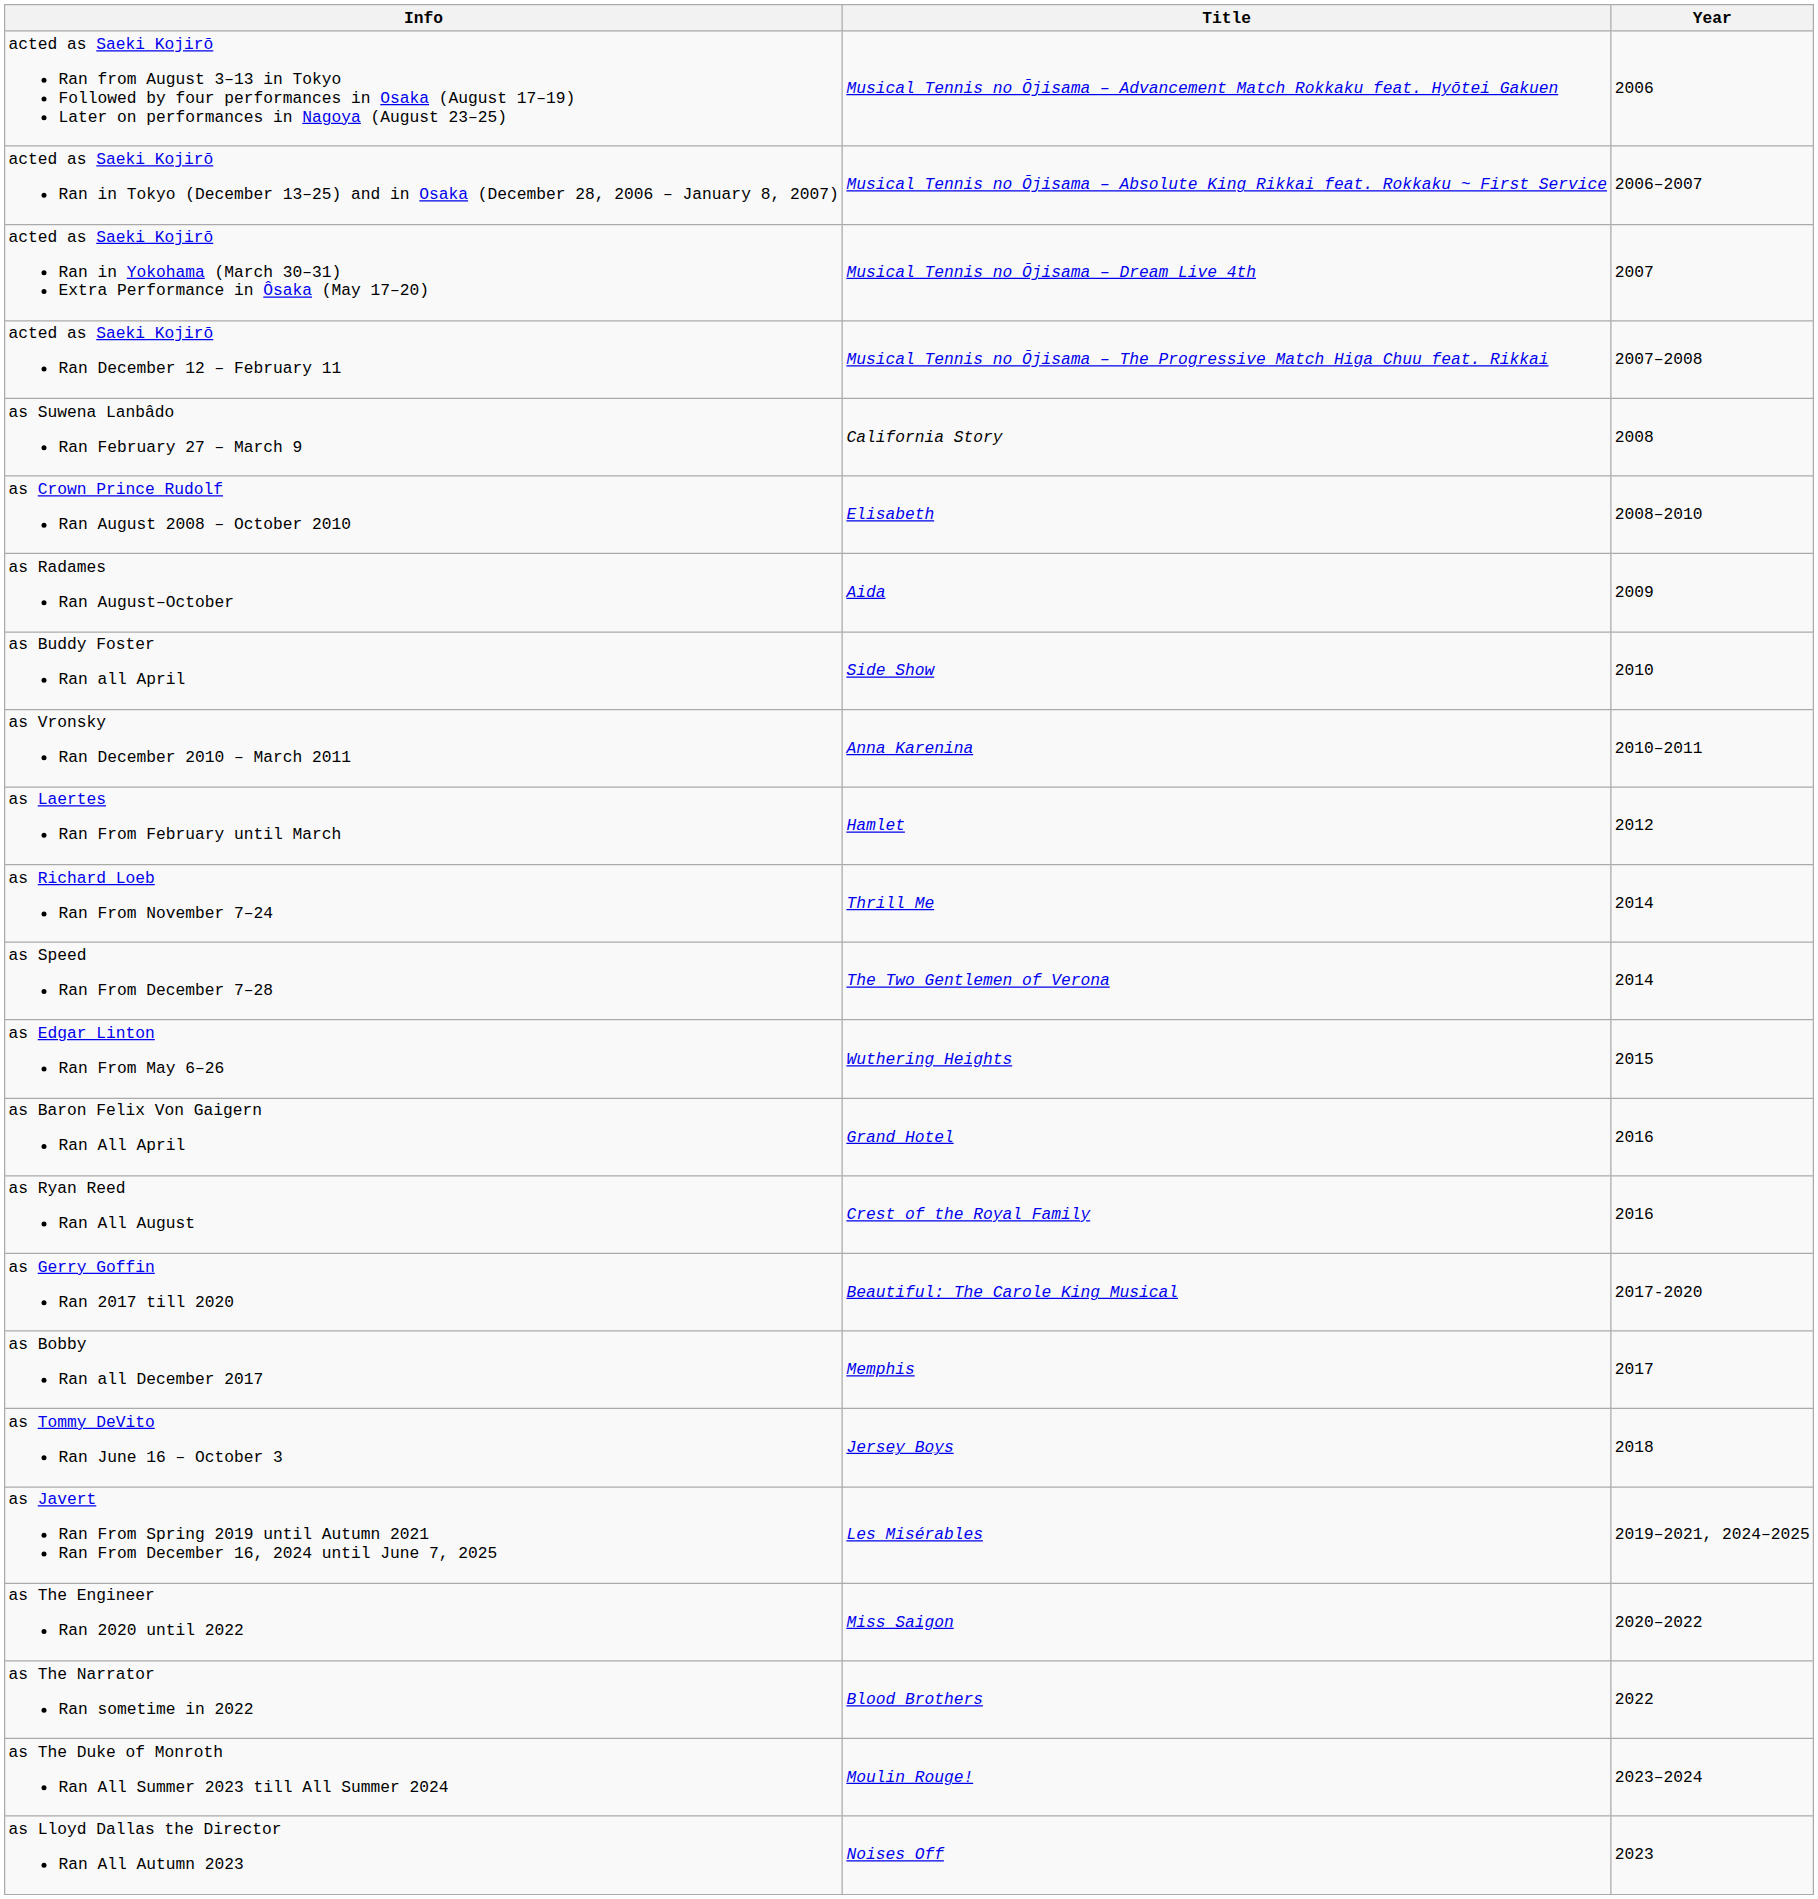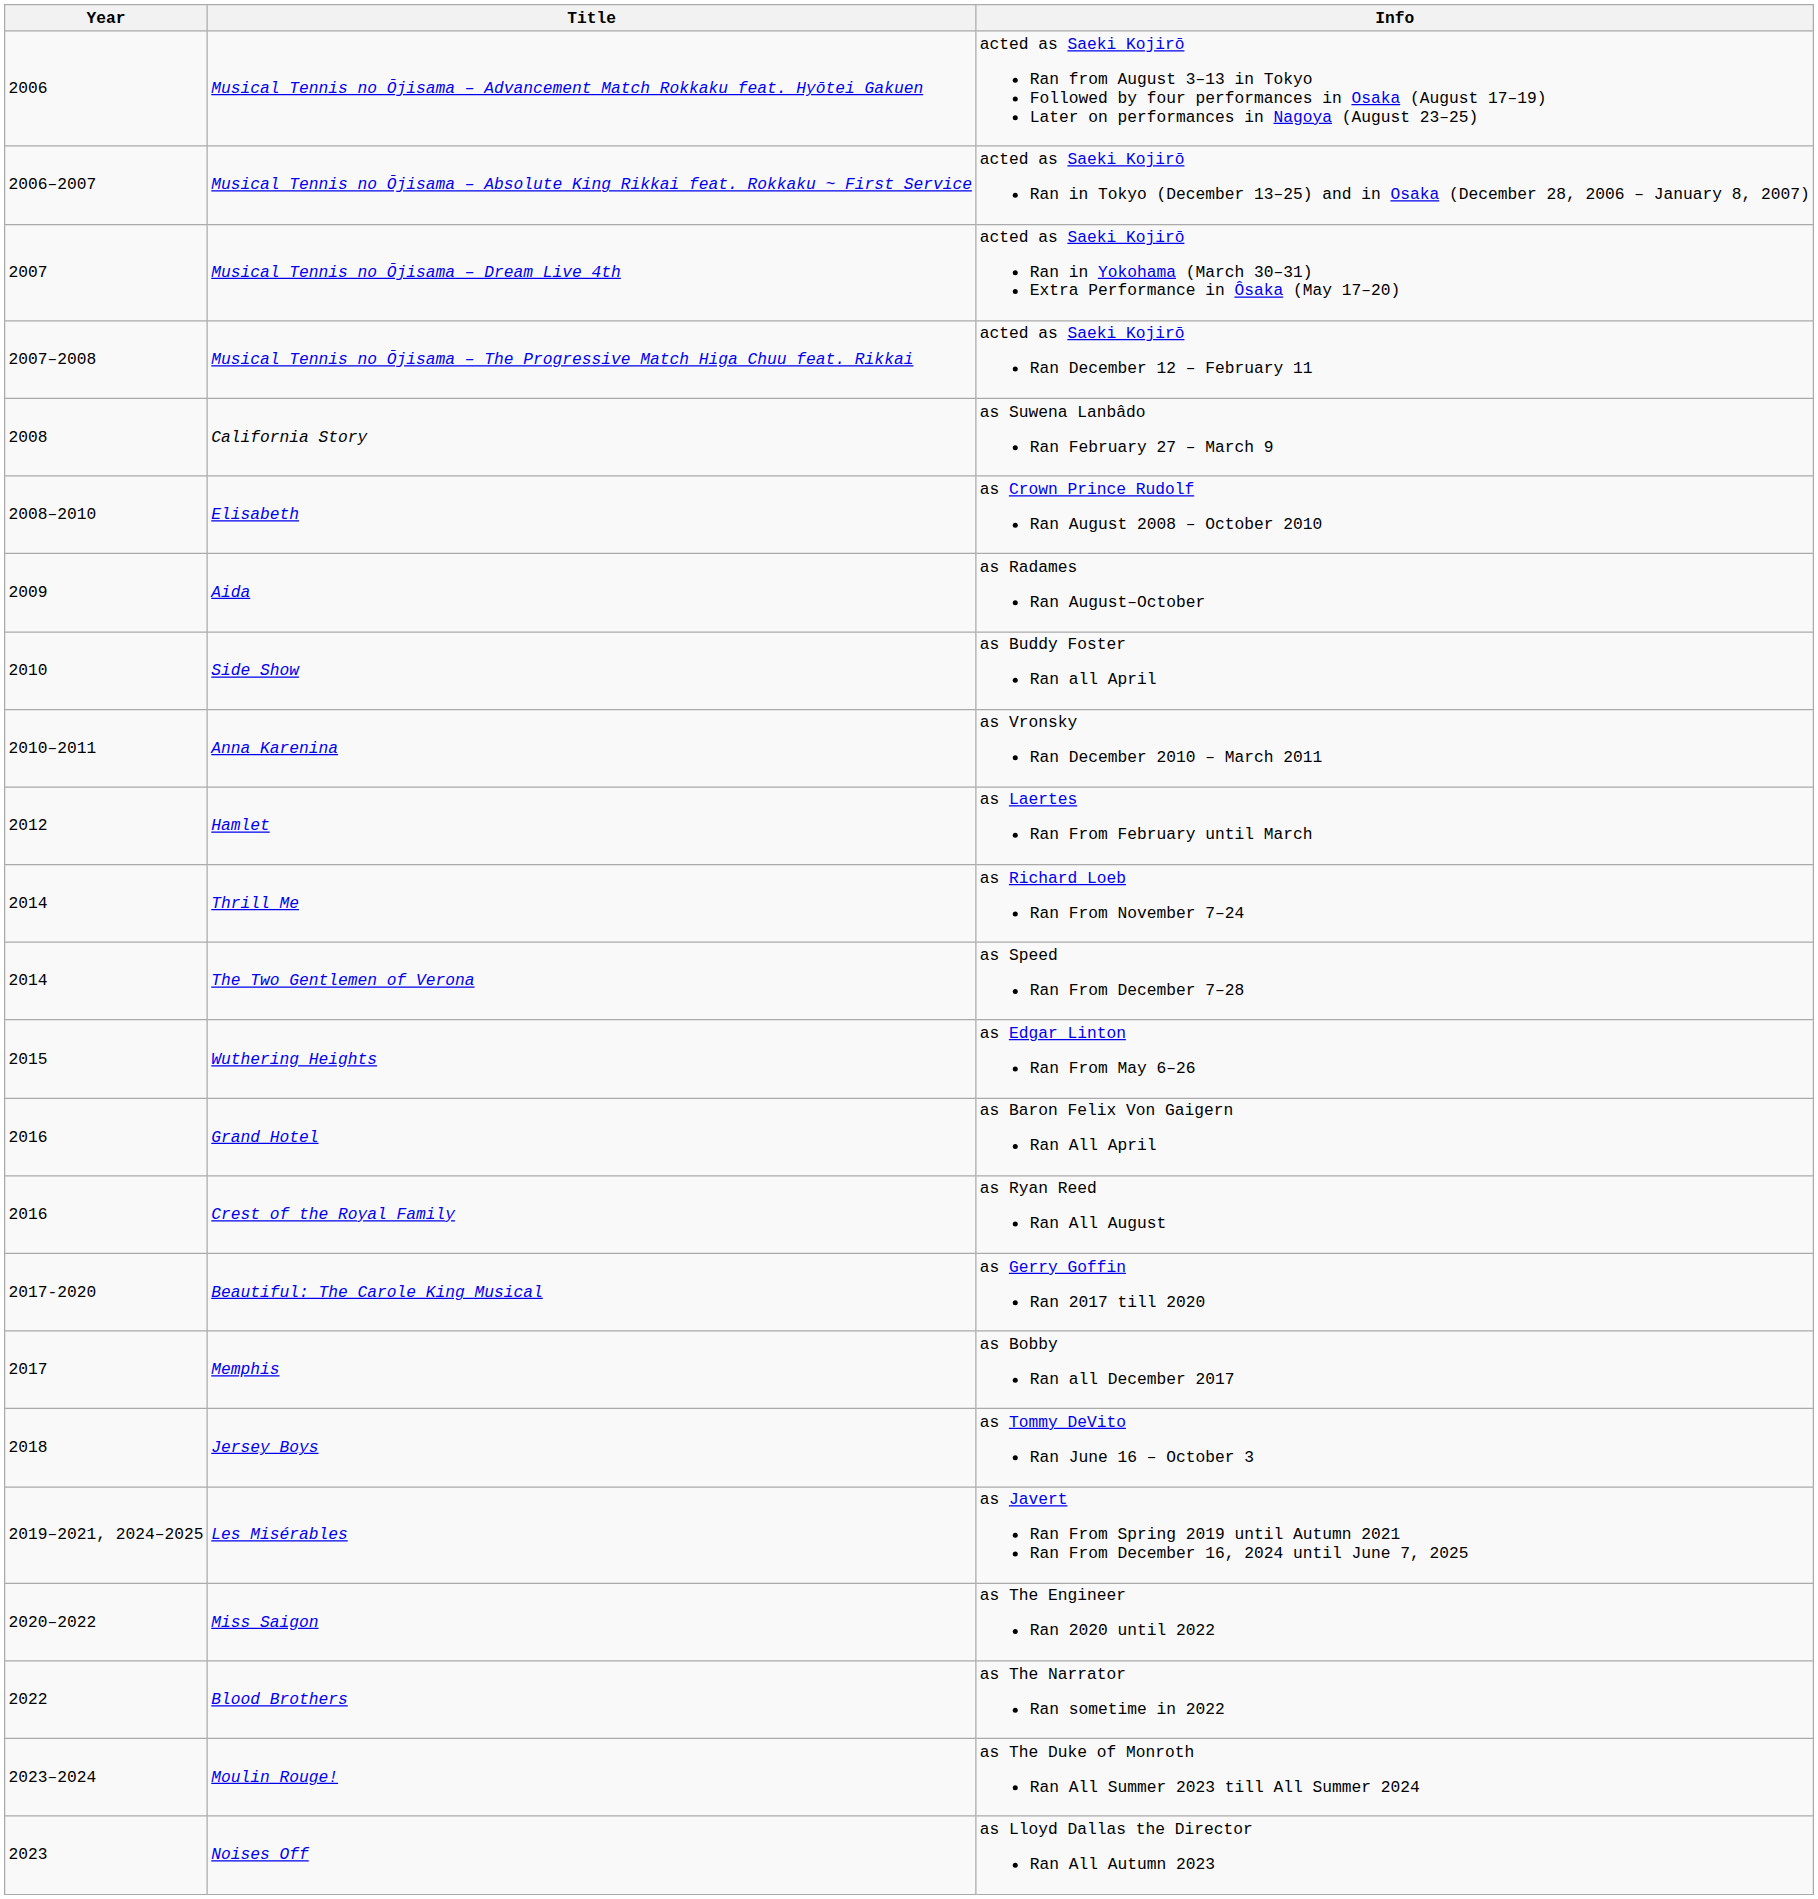columns swapped: (1712, 18) <-> (424, 18)
